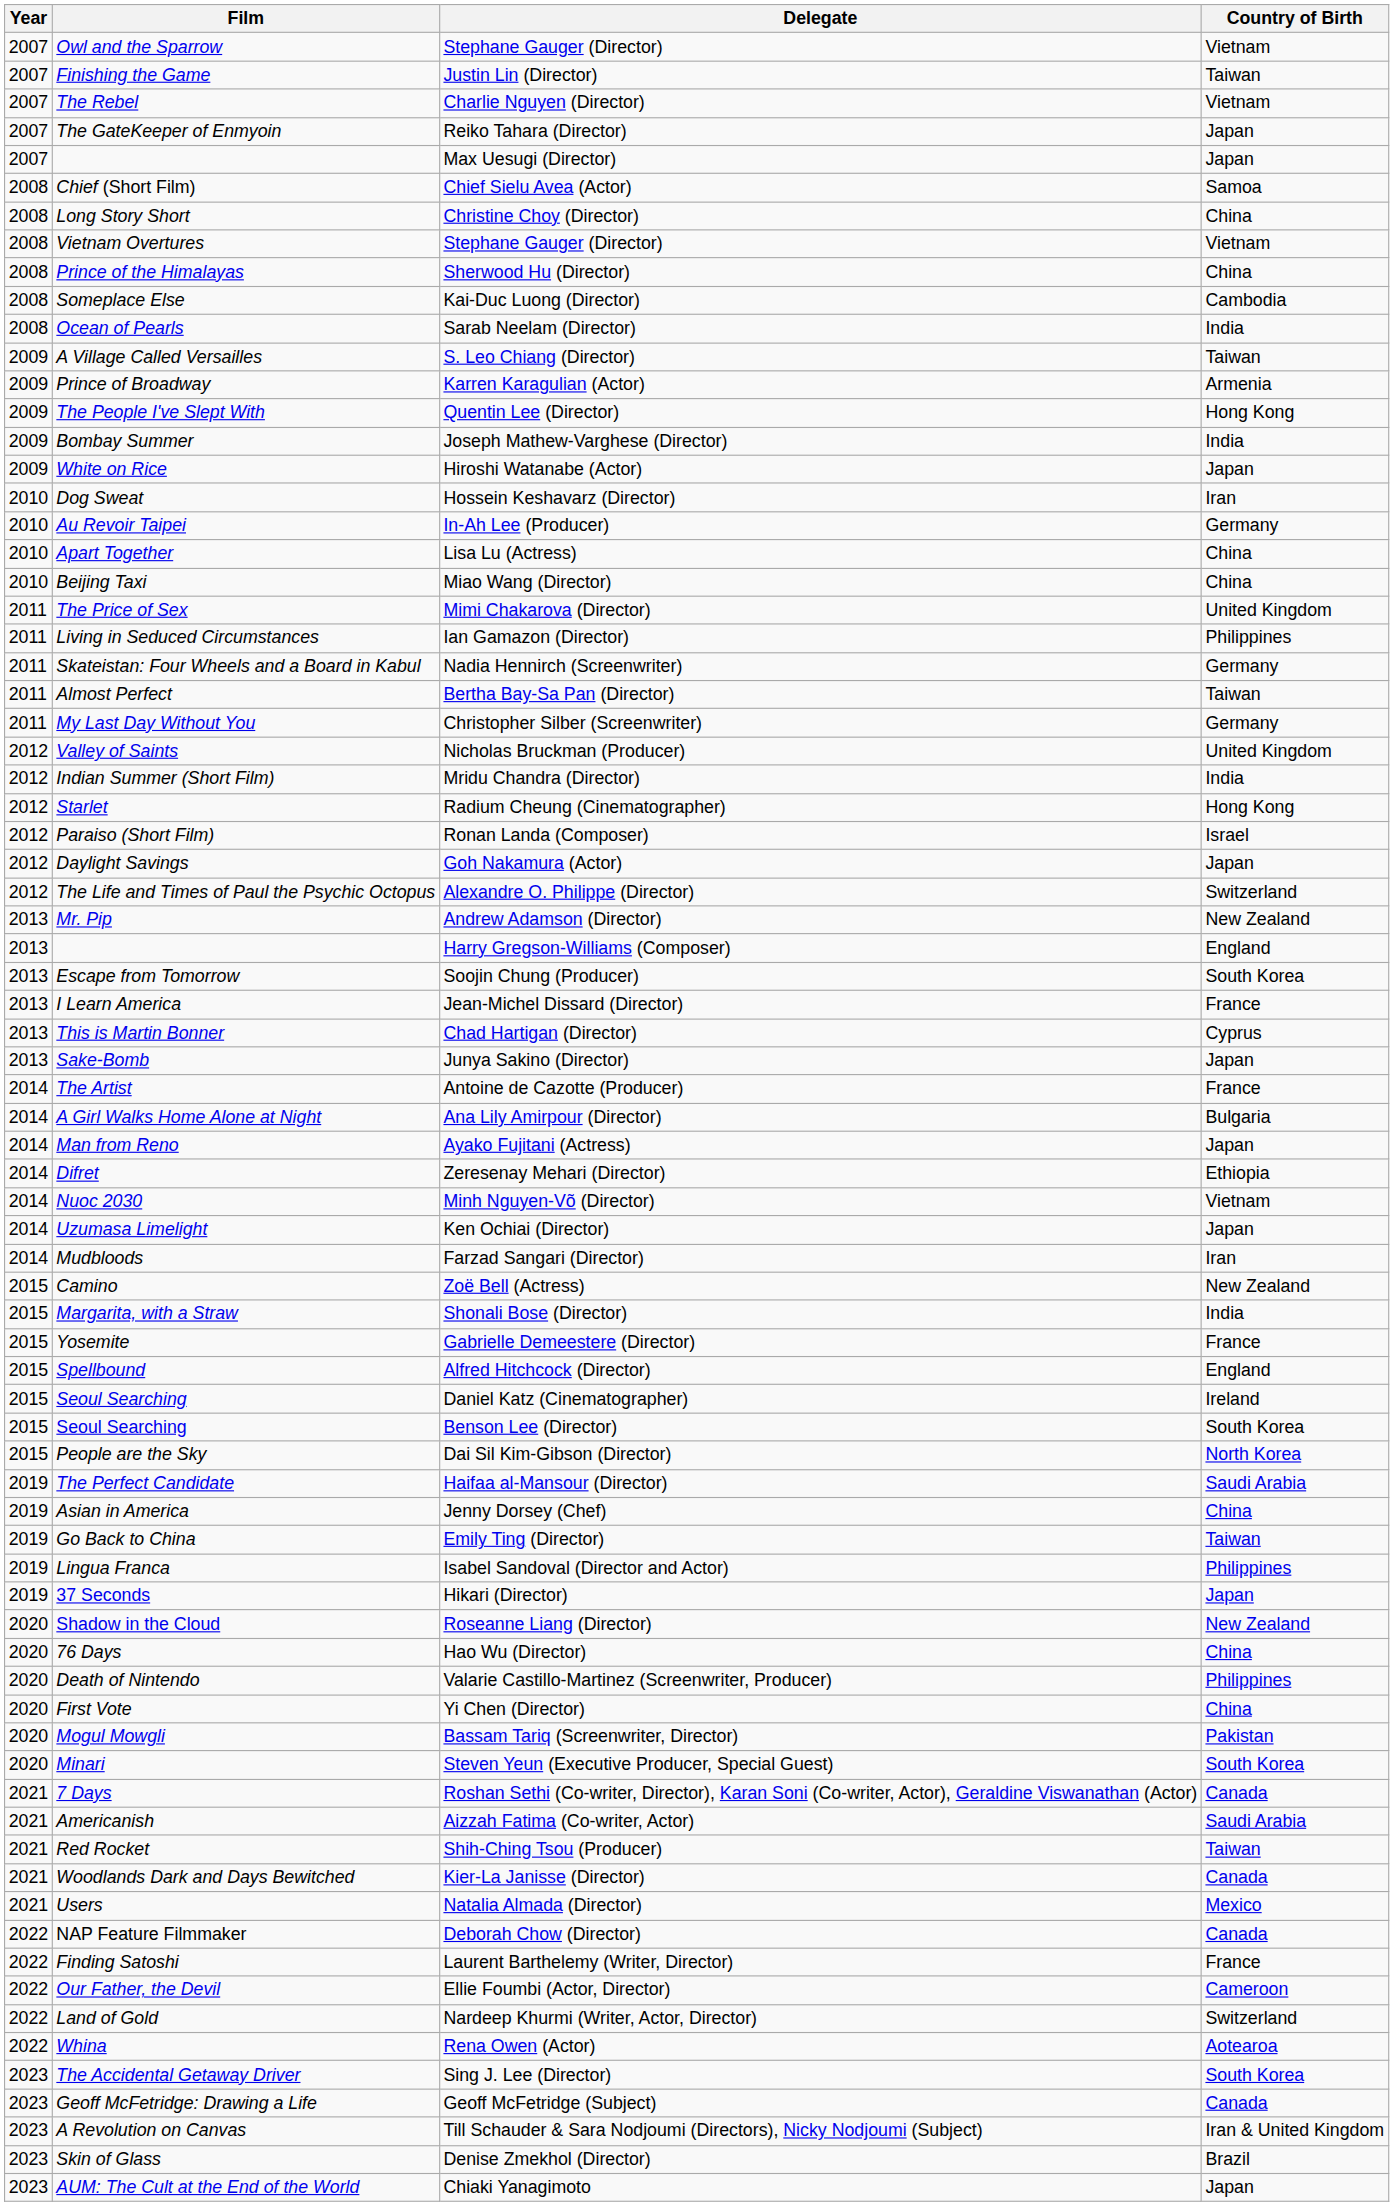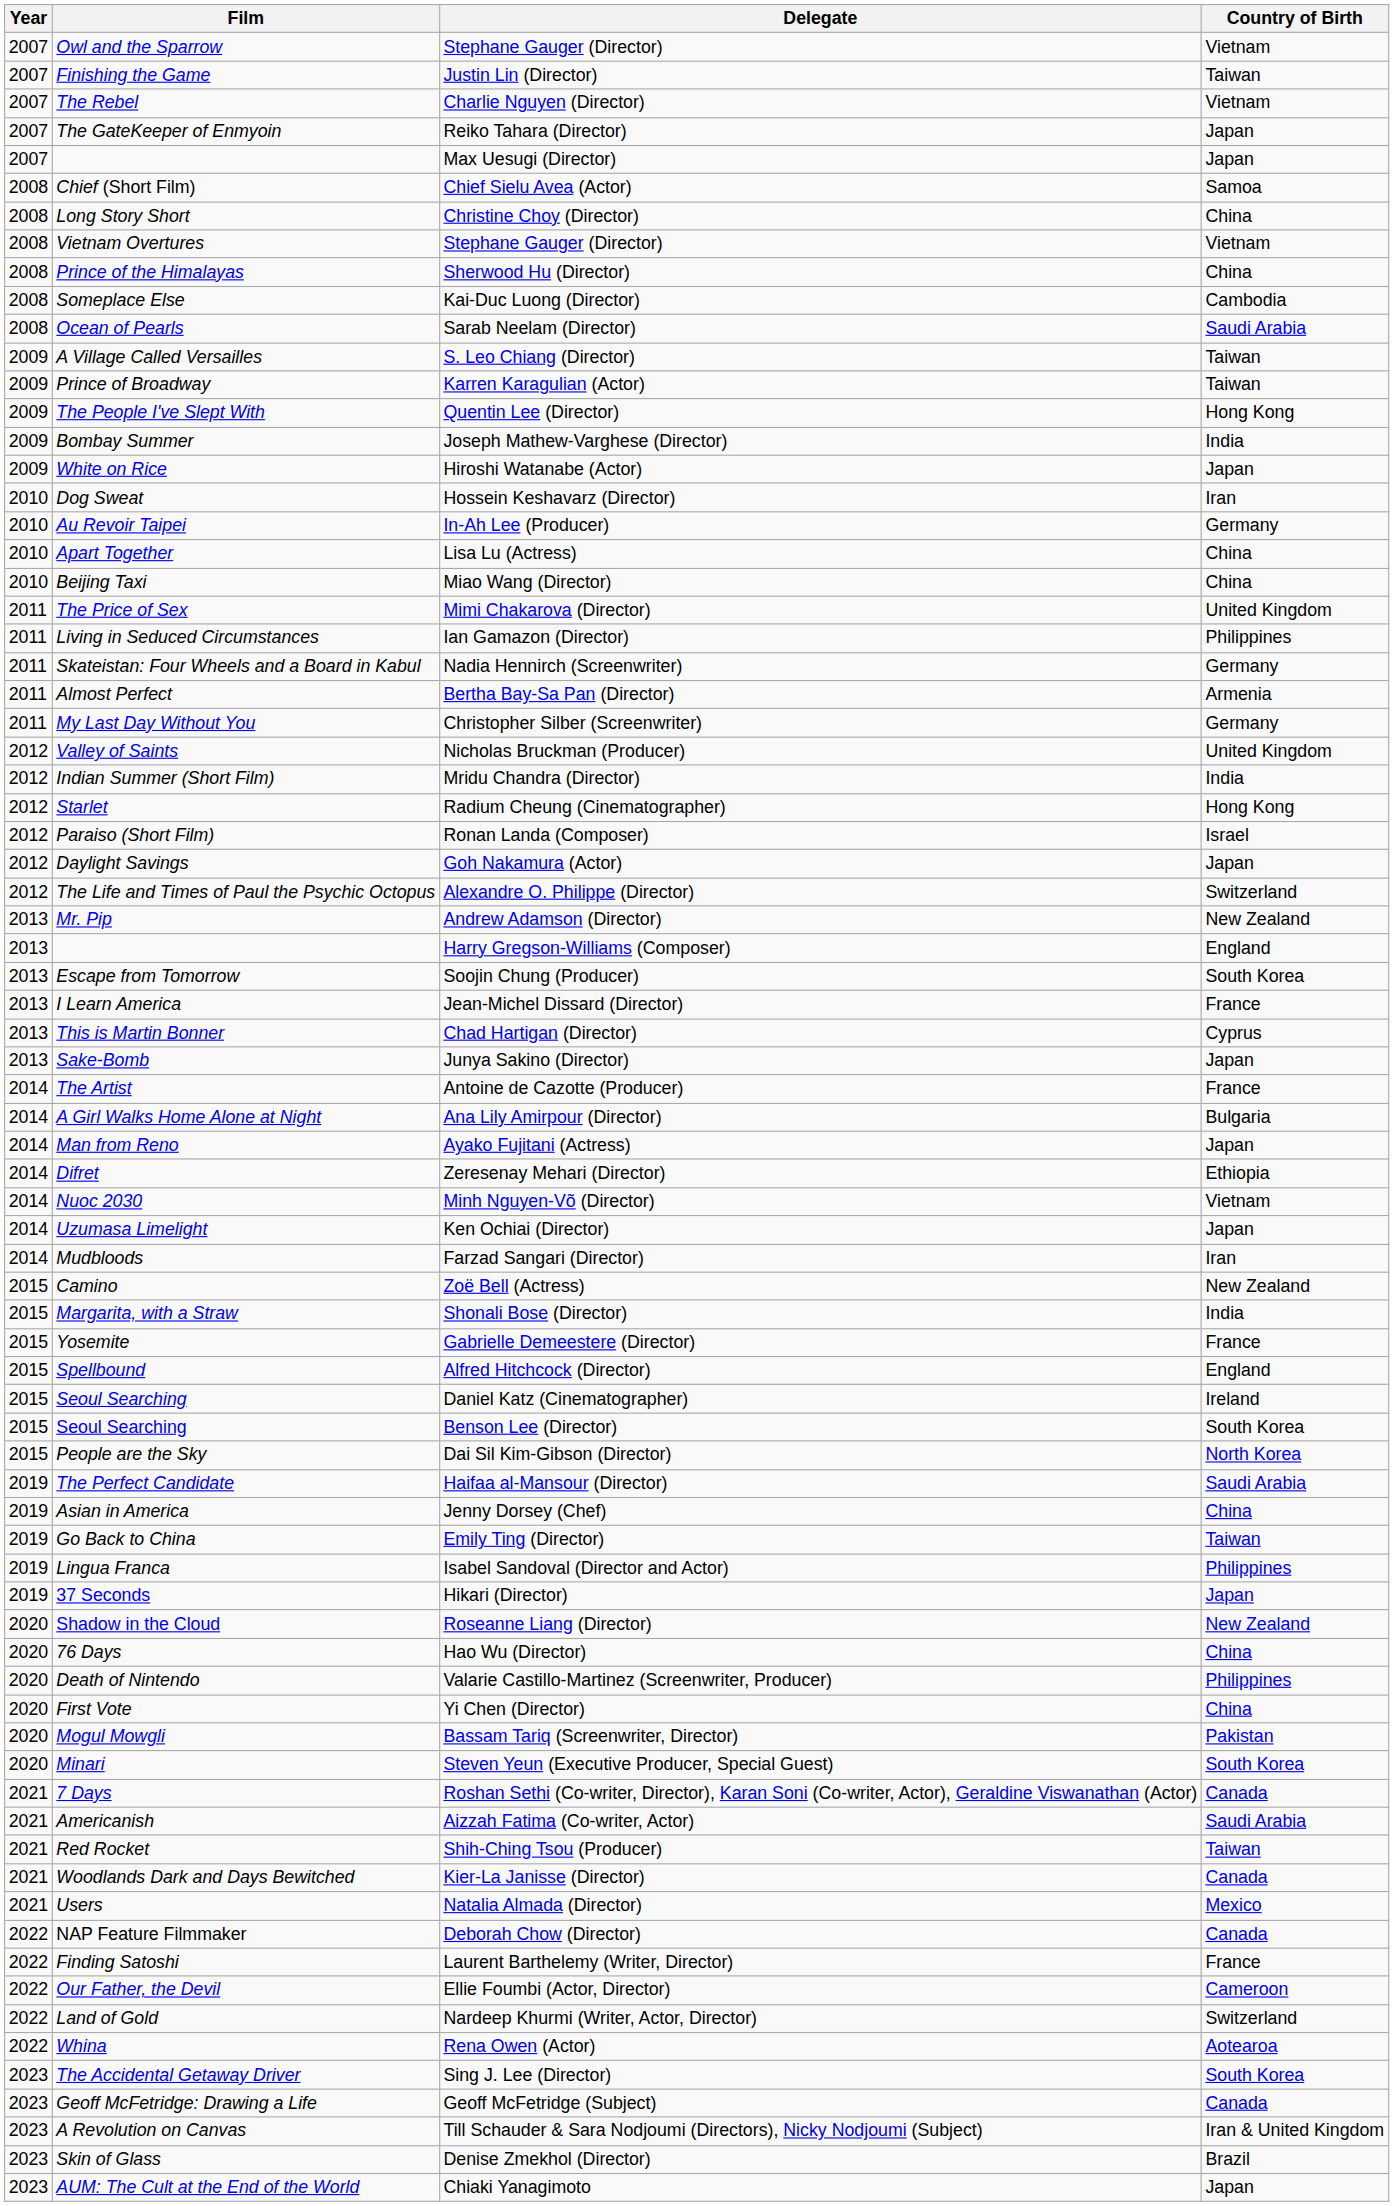(1225, 328) India -> (1256, 328) Saudi Arabia
(1239, 384) Armenia -> (1233, 384) Taiwan
(1233, 694) Taiwan -> (1239, 694) Armenia
